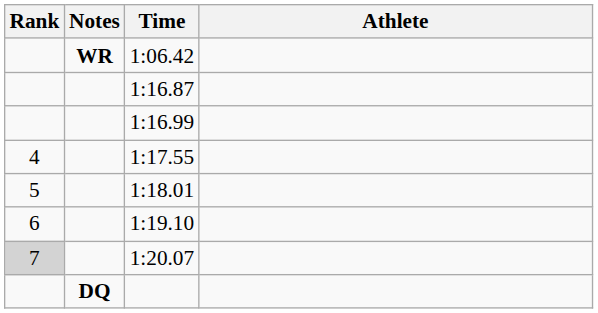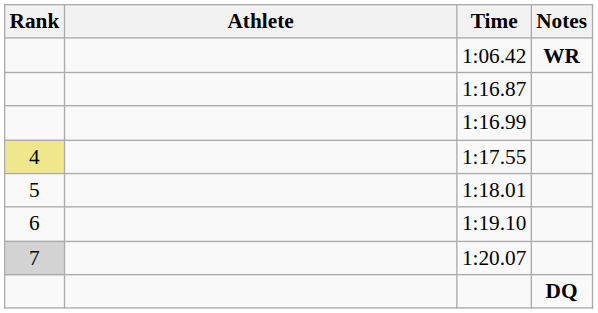columns swapped: (395, 21) <-> (94, 21)
(34, 156) no background -> (34, 156) khaki background
